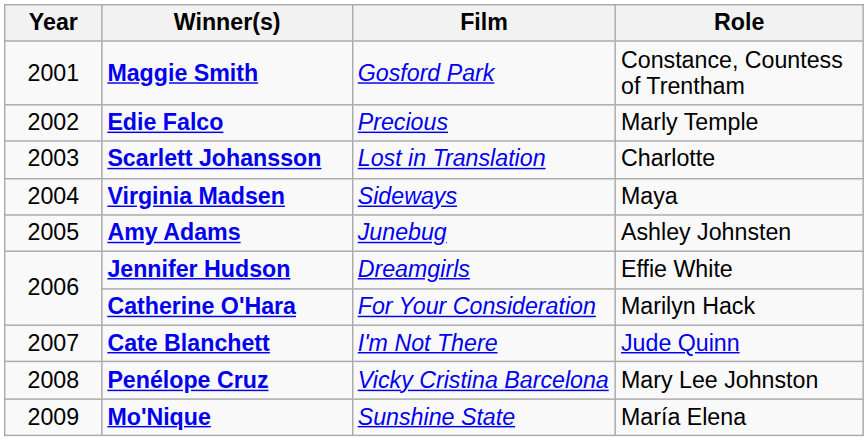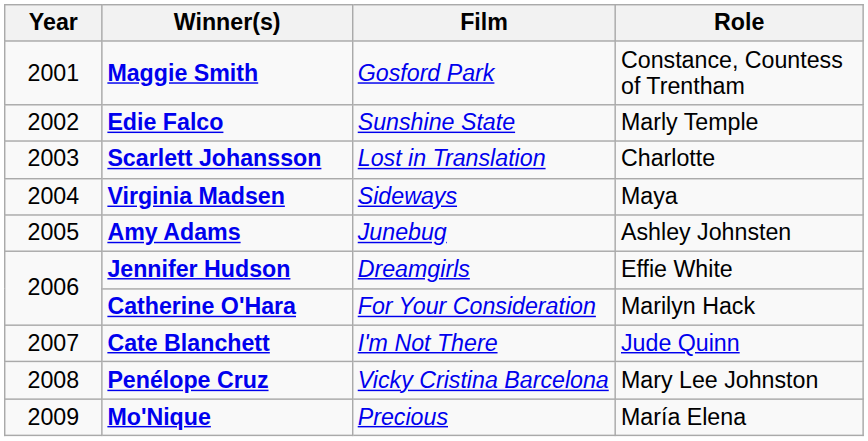(403, 122) Precious -> (436, 122) Sunshine State
(436, 416) Sunshine State -> (403, 416) Precious
